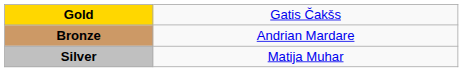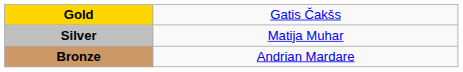rows swapped: (79, 56) <-> (79, 35)
